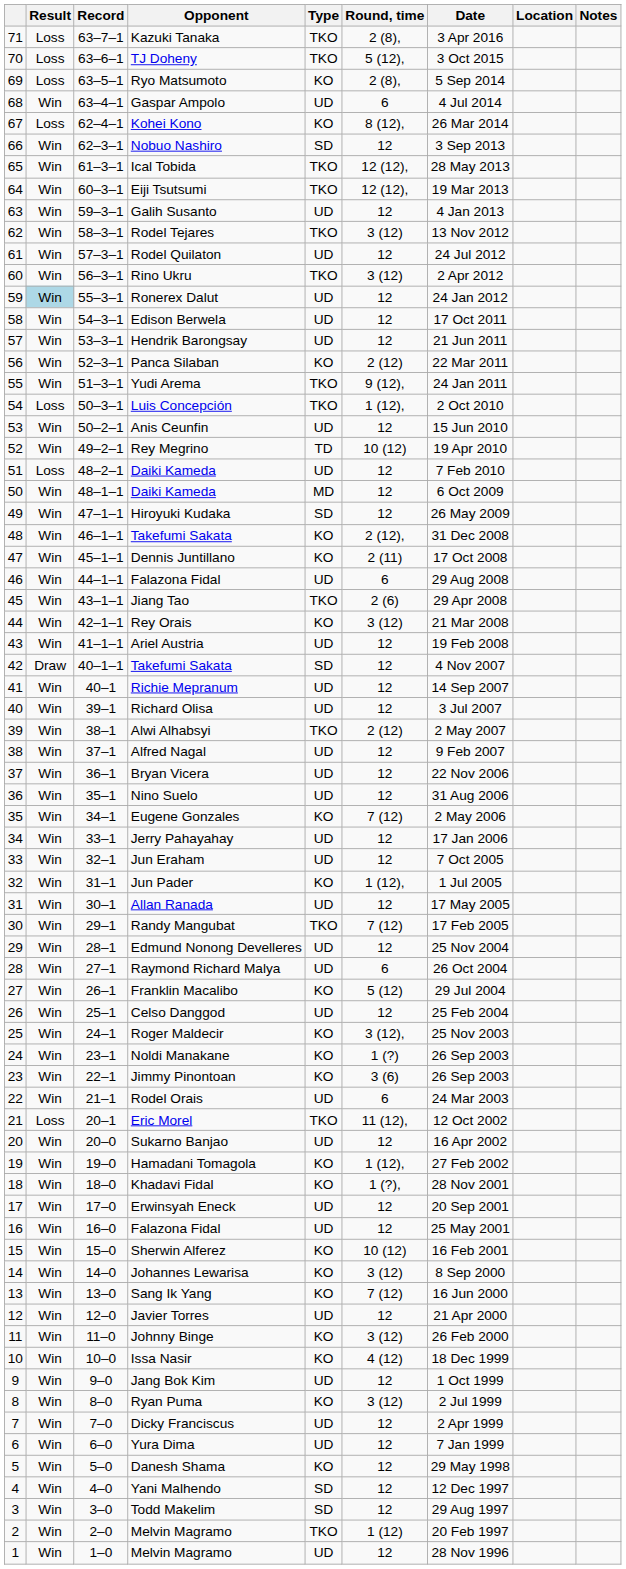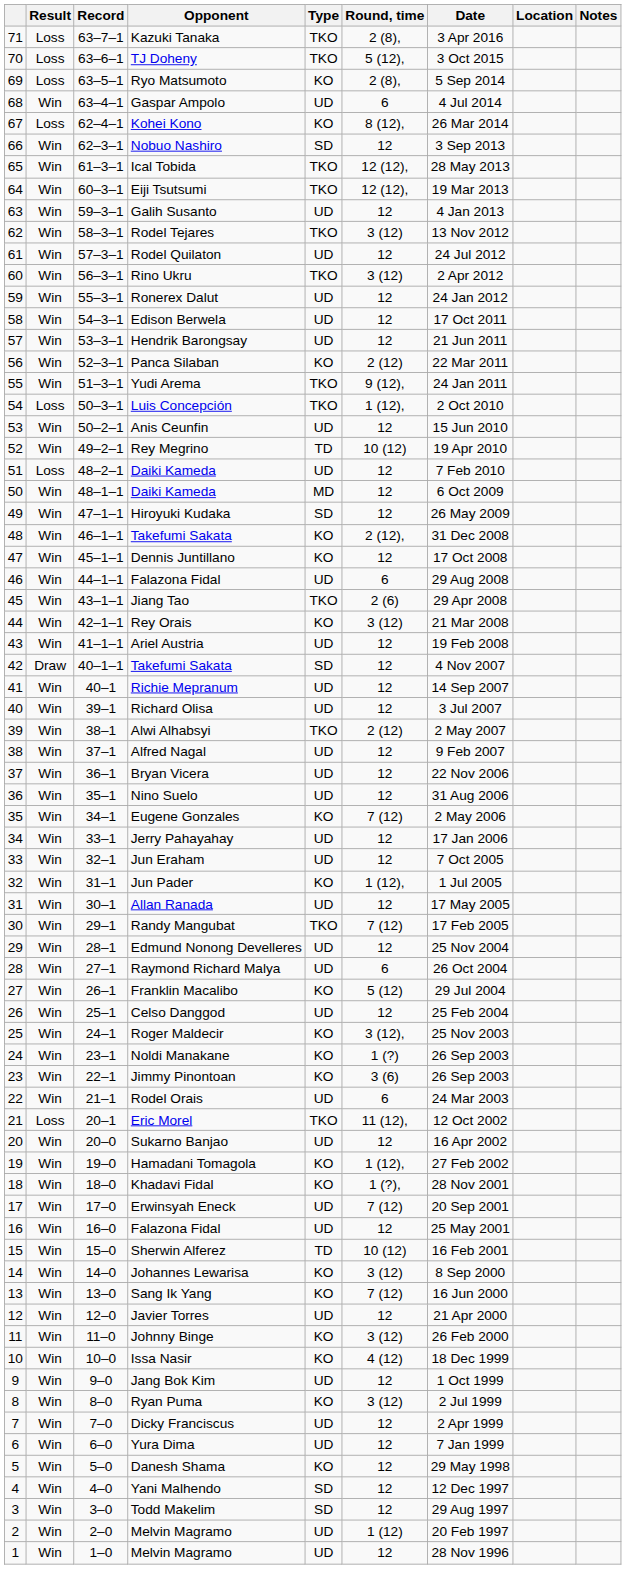(50, 297) lightblue background -> (50, 297) no background
(385, 557) 2 (11) -> (385, 557) 12
(385, 1207) 12 -> (385, 1207) 7 (12)
(324, 1250) KO -> (324, 1250) TD
(324, 1531) TKO -> (324, 1531) UD
